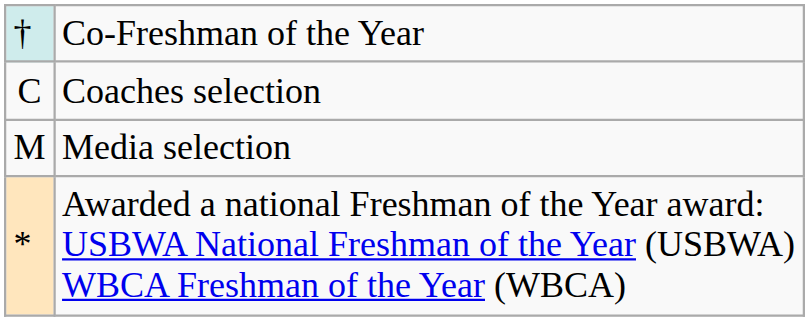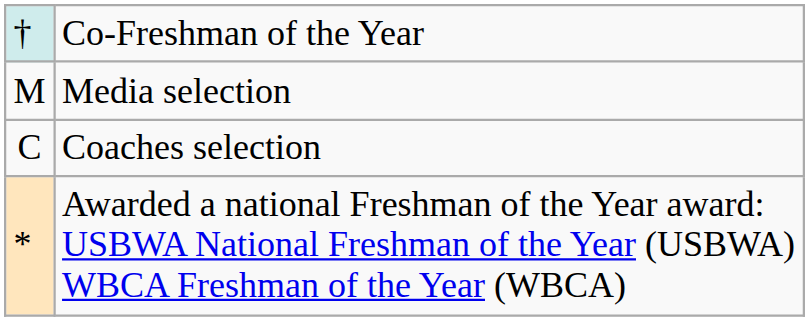rows swapped: (192, 90) <-> (177, 147)
